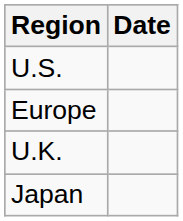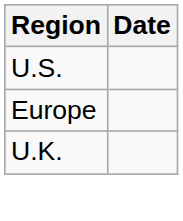- row: (47, 194)
